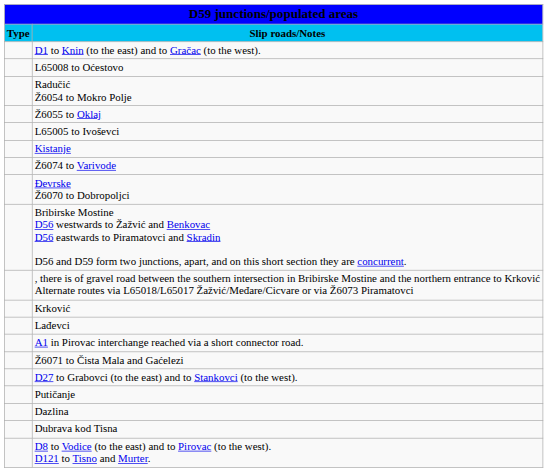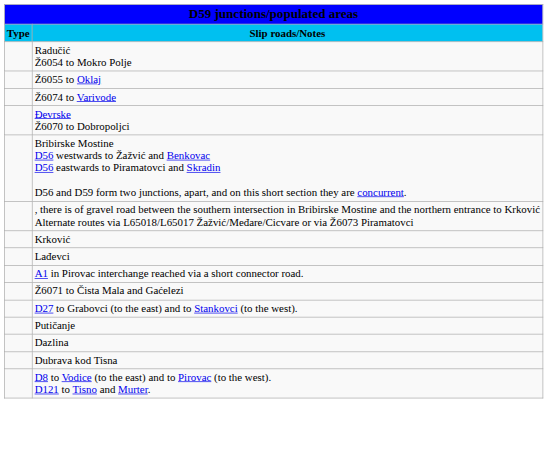- row: (148, 50)
- row: (79, 67)
- row: (77, 131)
- row: (53, 148)
